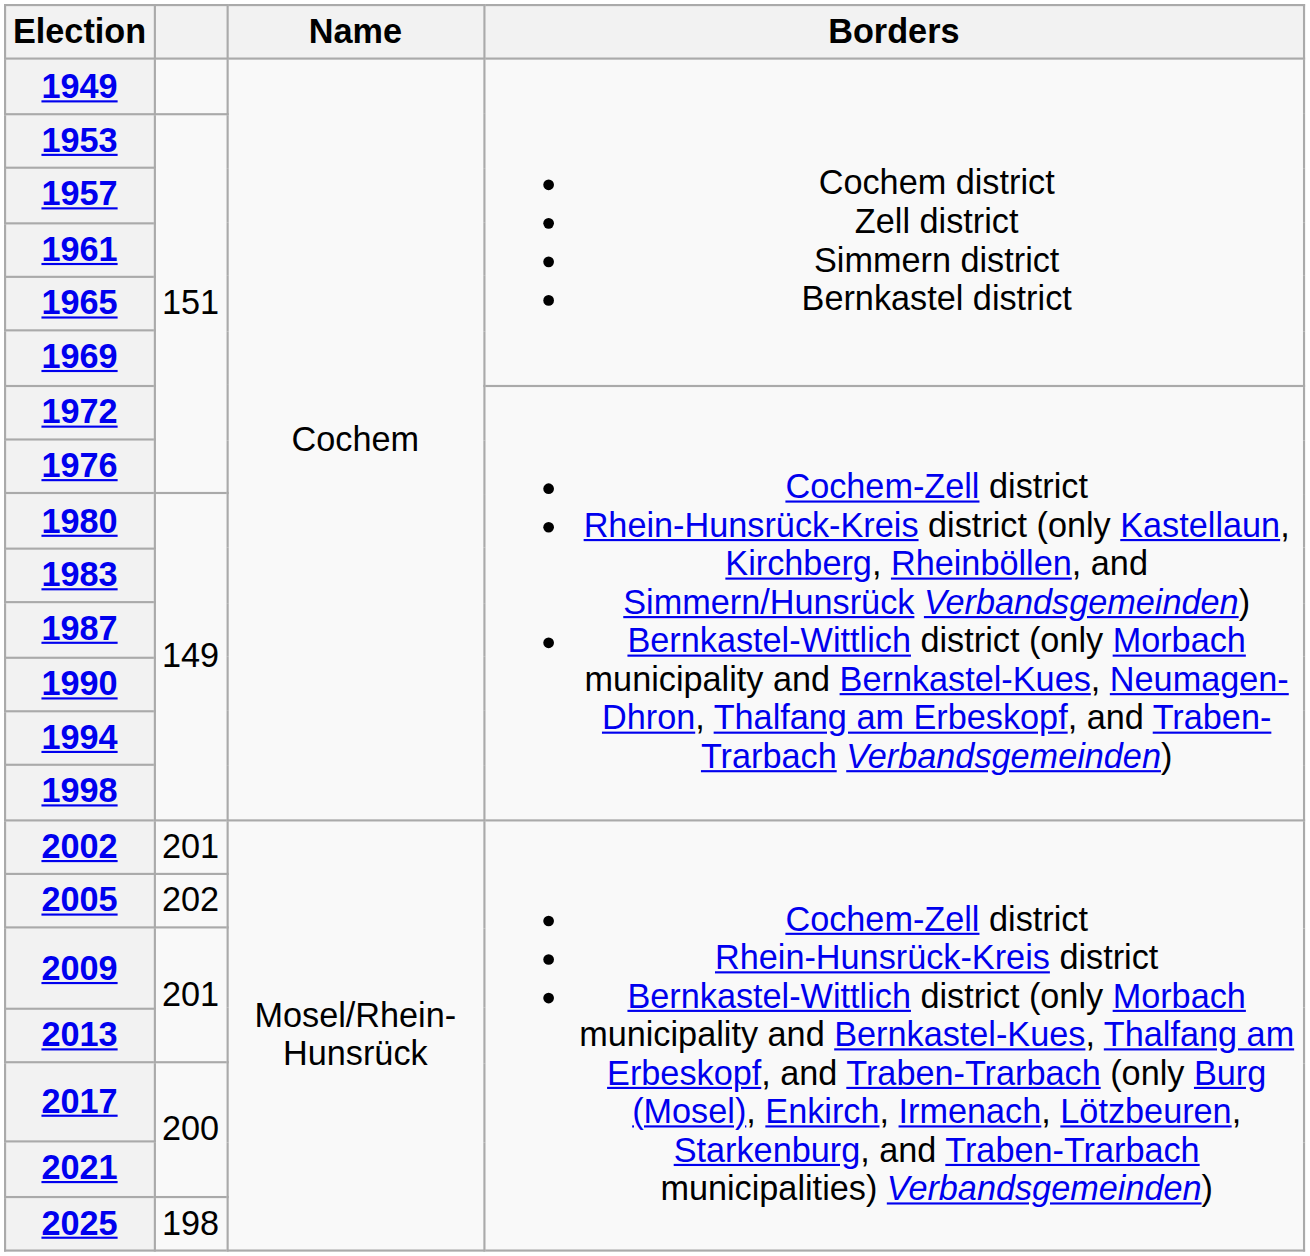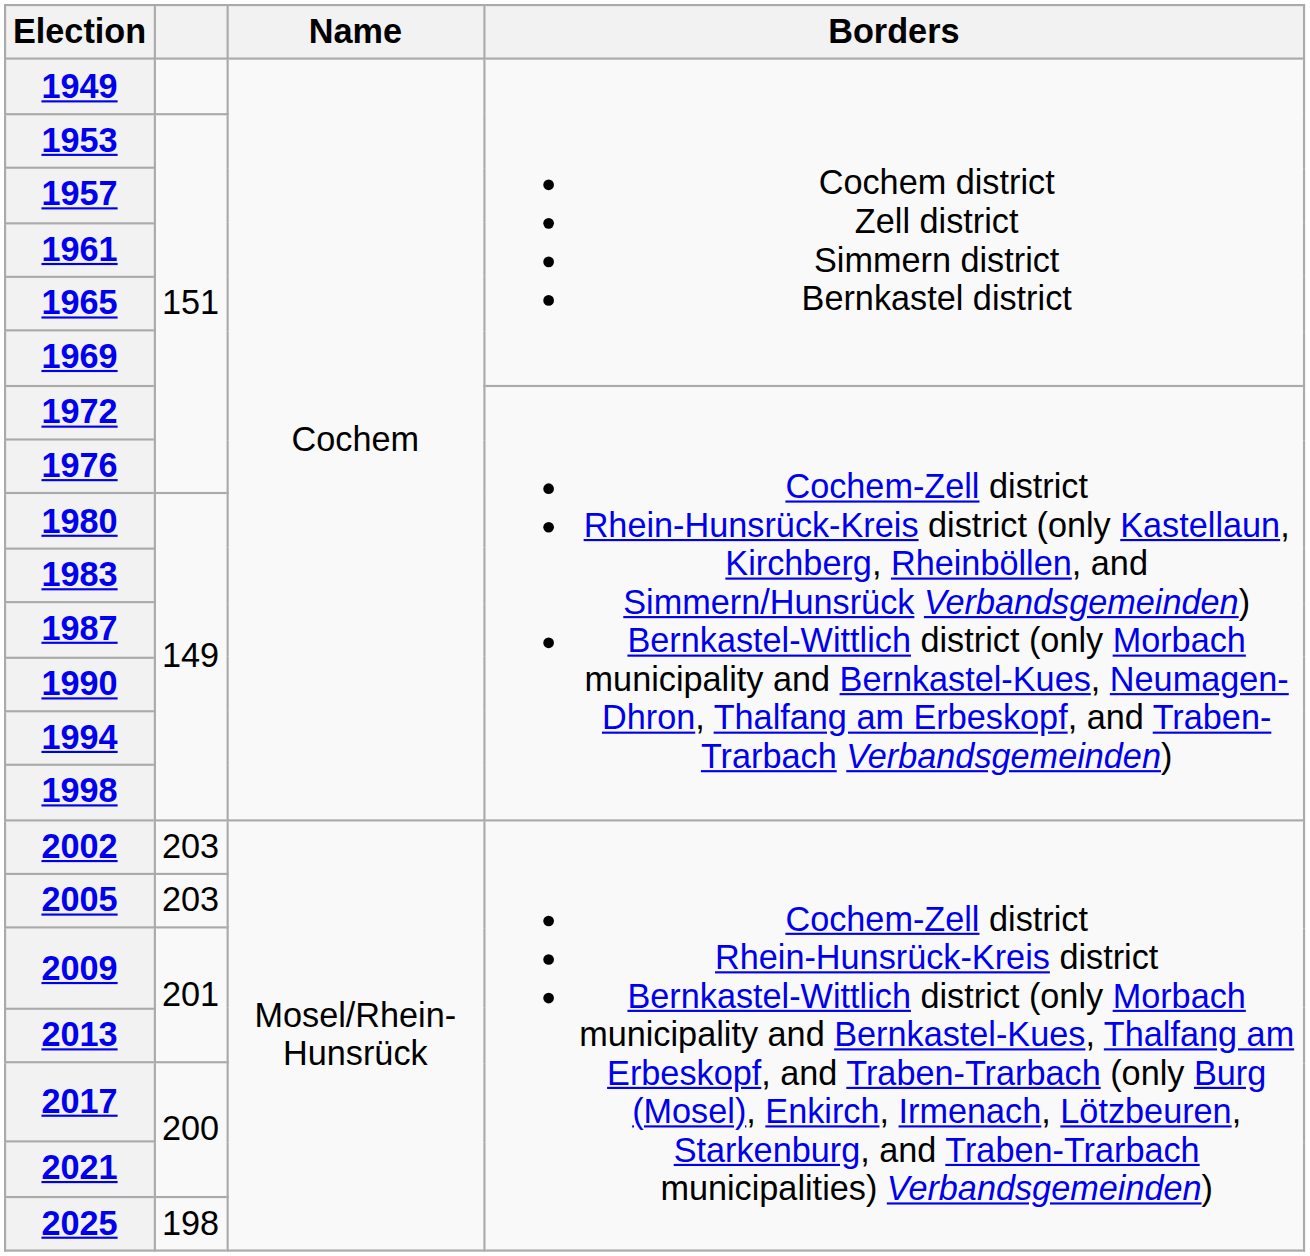(190, 846) 201 -> (190, 846) 203
(190, 900) 202 -> (190, 900) 203
